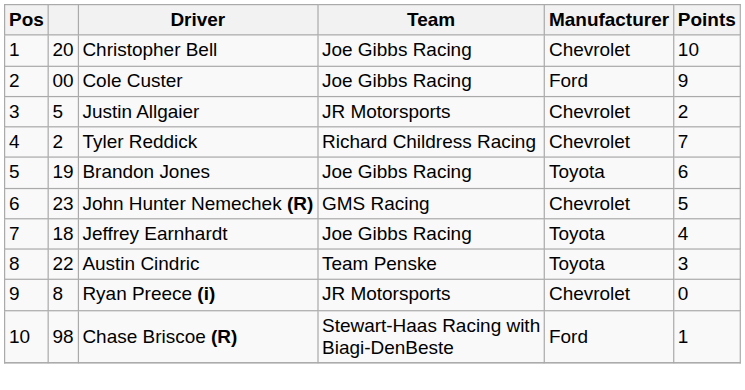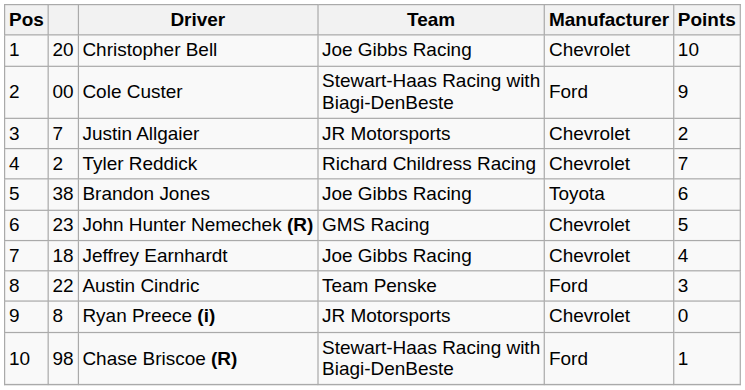(397, 80) Joe Gibbs Racing -> (431, 91) Stewart-Haas Racing with Biagi-DenBeste
(58, 111) 5 -> (58, 132) 7
(63, 172) 19 -> (63, 193) 38
(577, 233) Toyota -> (590, 255) Chevrolet
(577, 263) Toyota -> (568, 285) Ford
